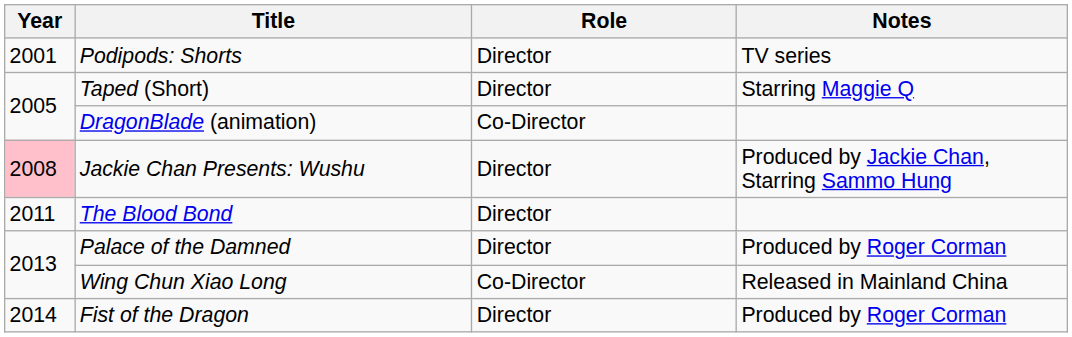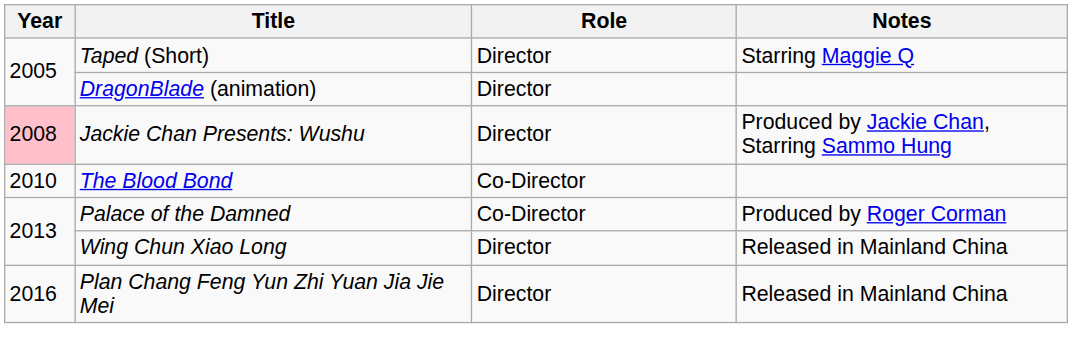- row: (161, 55)
(531, 122) Co-Director -> (514, 88) Director
(32, 214) 2011 -> (33, 180) 2010
(514, 214) Director -> (531, 180) Co-Director
(514, 247) Director -> (531, 214) Co-Director
(531, 281) Co-Director -> (514, 247) Director
- row: (164, 315)
+ row: (262, 293)
